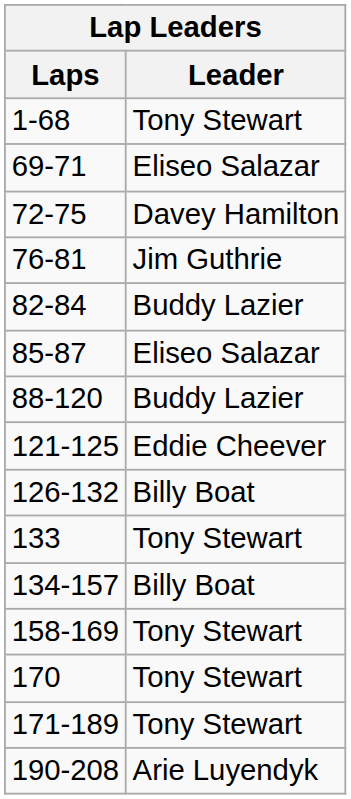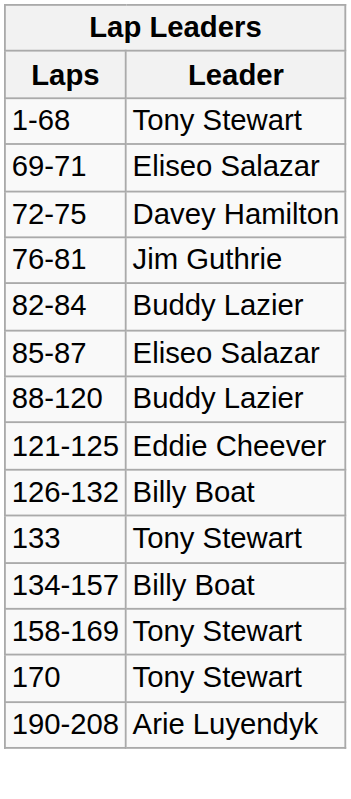- row: (65, 724)
